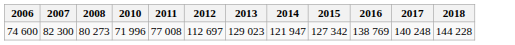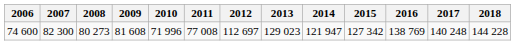+ column: (130, 13)
